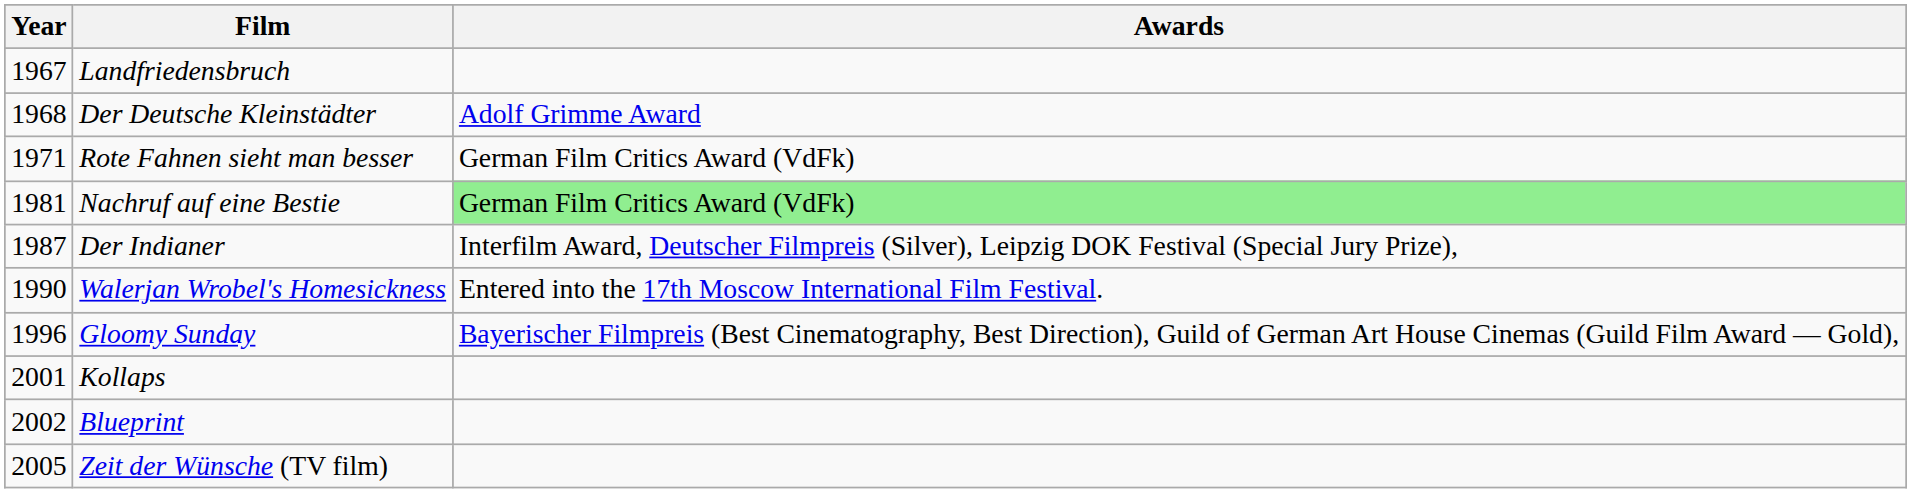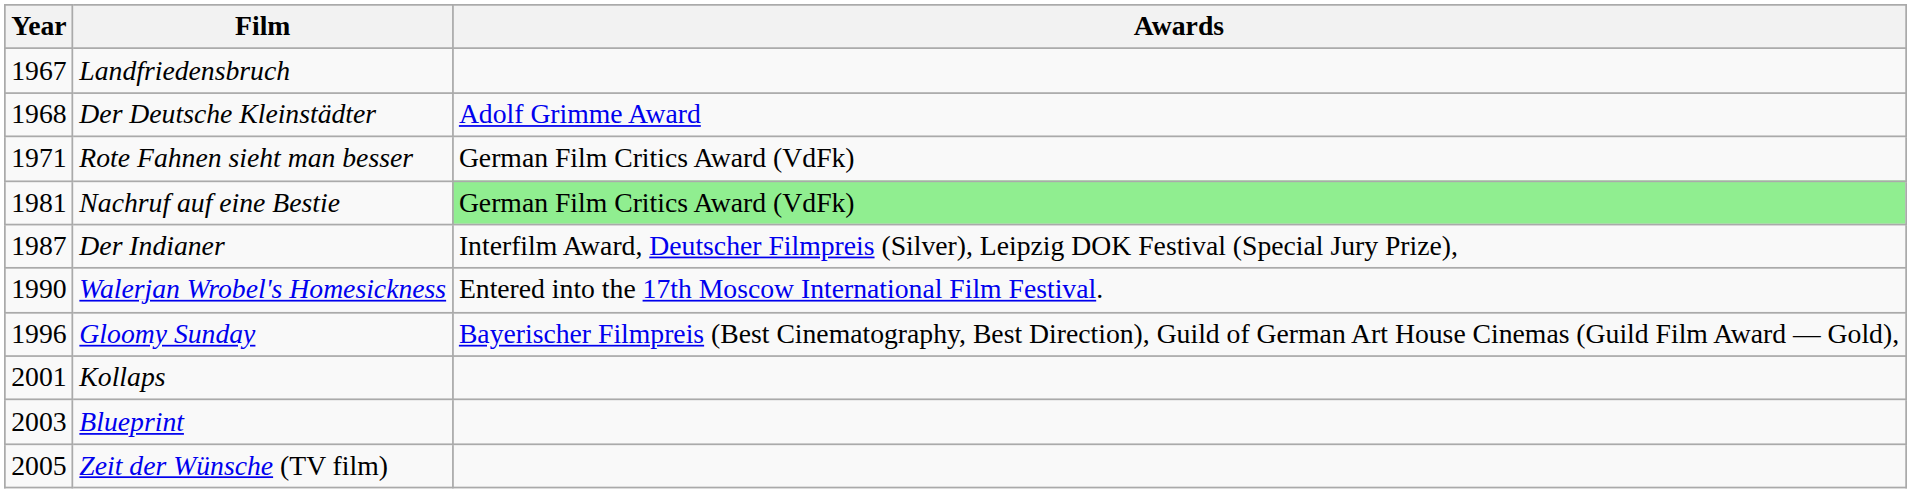(39, 421) 2002 -> (39, 421) 2003
